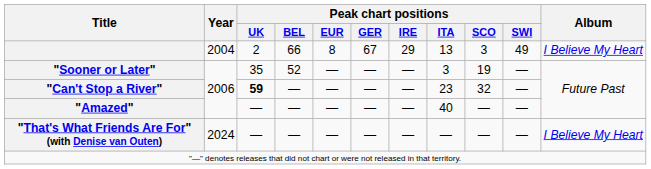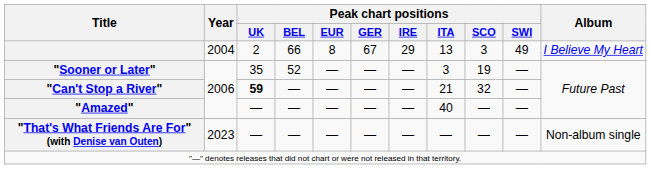(446, 89) 23 -> (446, 89) 21
(221, 134) 2024 -> (221, 134) 2023
(593, 134) I Believe My Heart -> (593, 134) Non-album single
